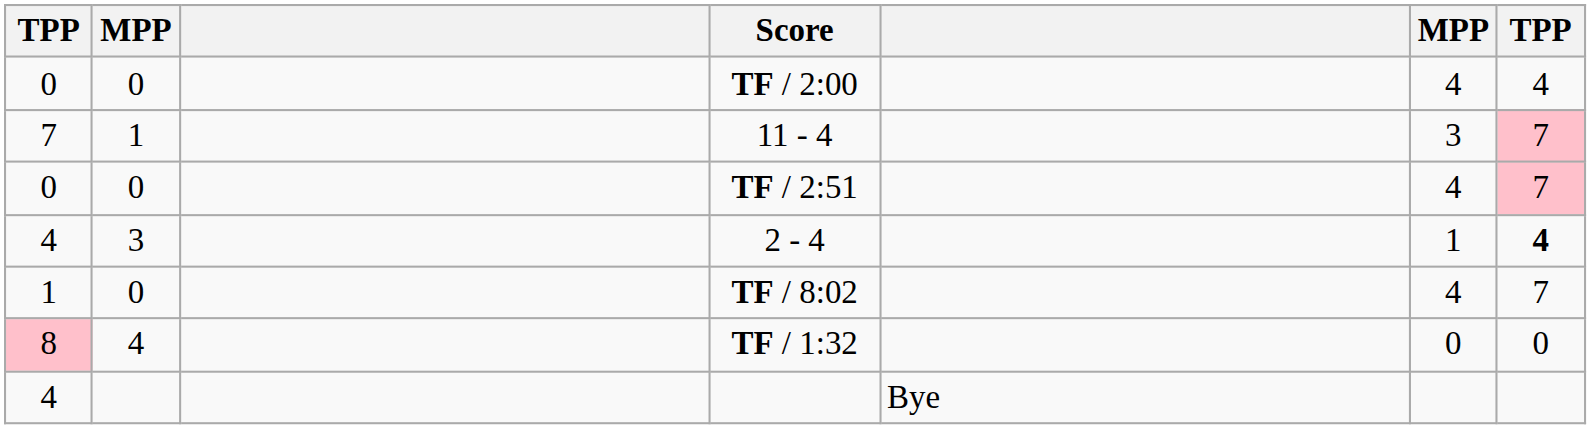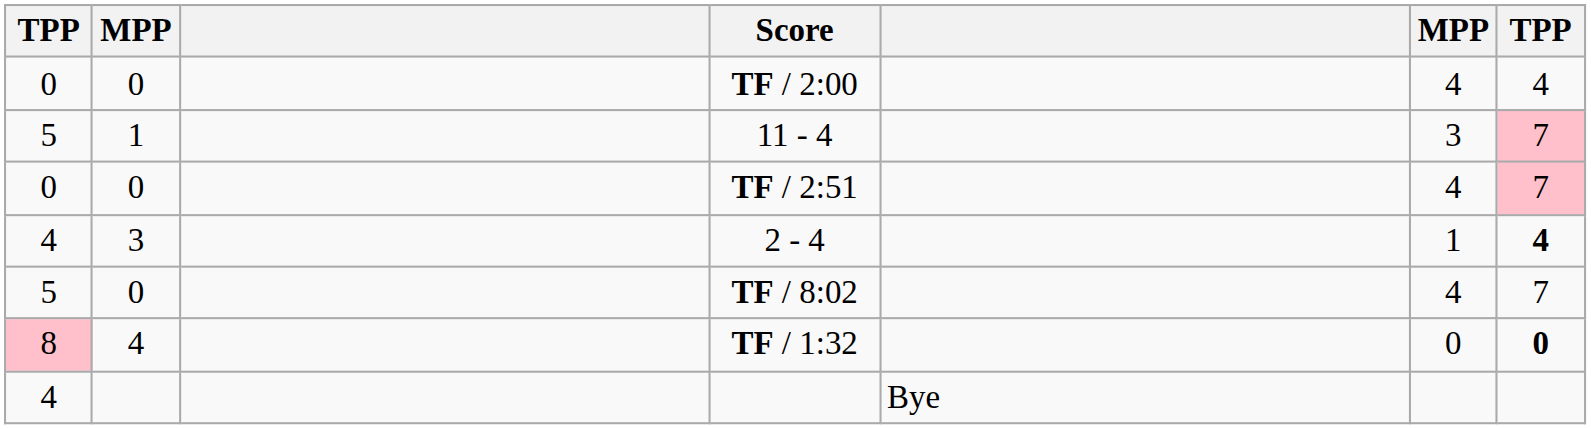(49, 135) 7 -> (49, 135) 5
(49, 291) 1 -> (49, 291) 5
(1541, 344) normal -> (1541, 344) bold
